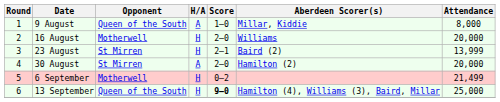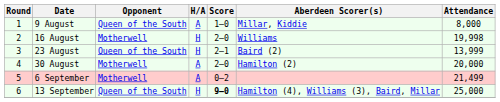(469, 38) 20,000 -> (469, 38) 19,998
(120, 51) St Mirren -> (142, 51) Queen of the South
(120, 64) St Mirren -> (123, 64) Motherwell
(198, 78) H -> (198, 78) A
